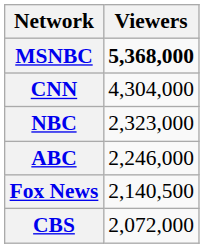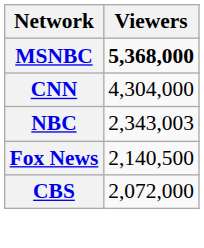(151, 123) 2,323,000 -> (151, 123) 2,343,003
- row: (54, 157)
